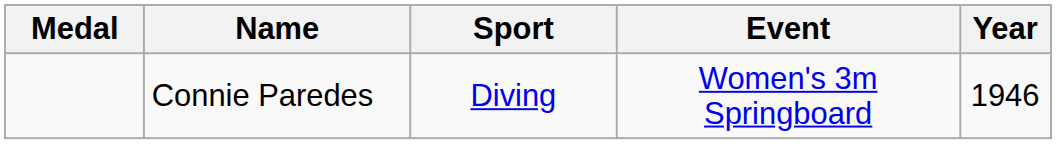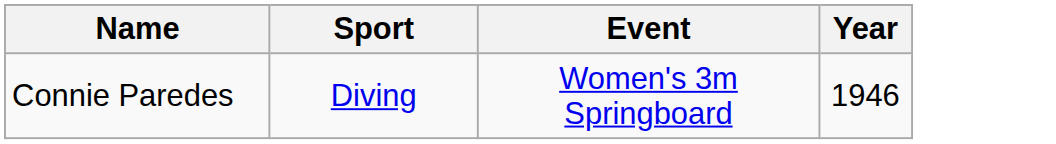- column: (75, 28)
